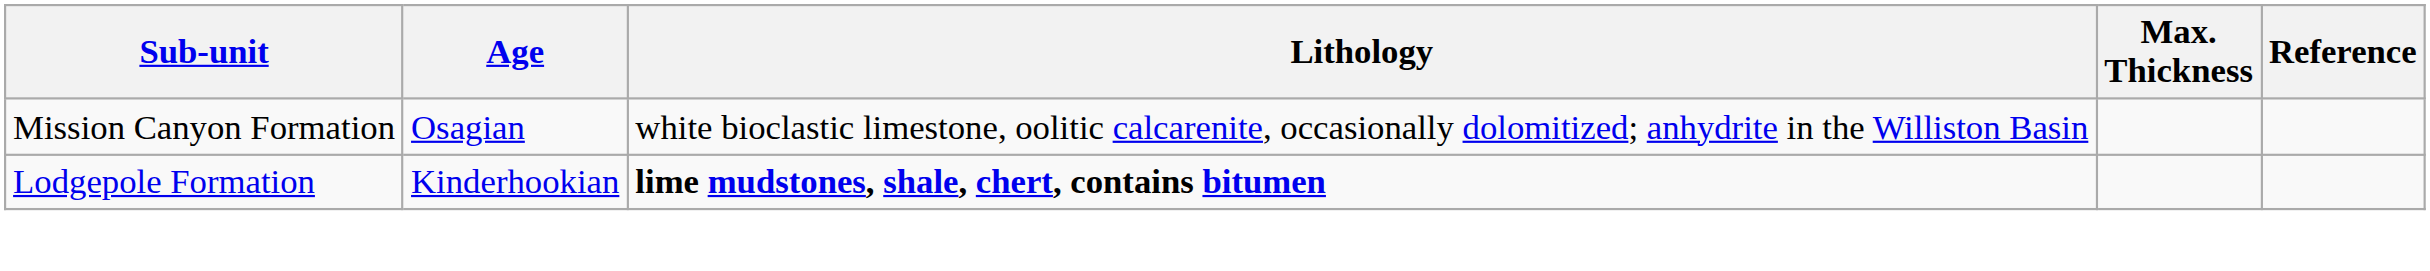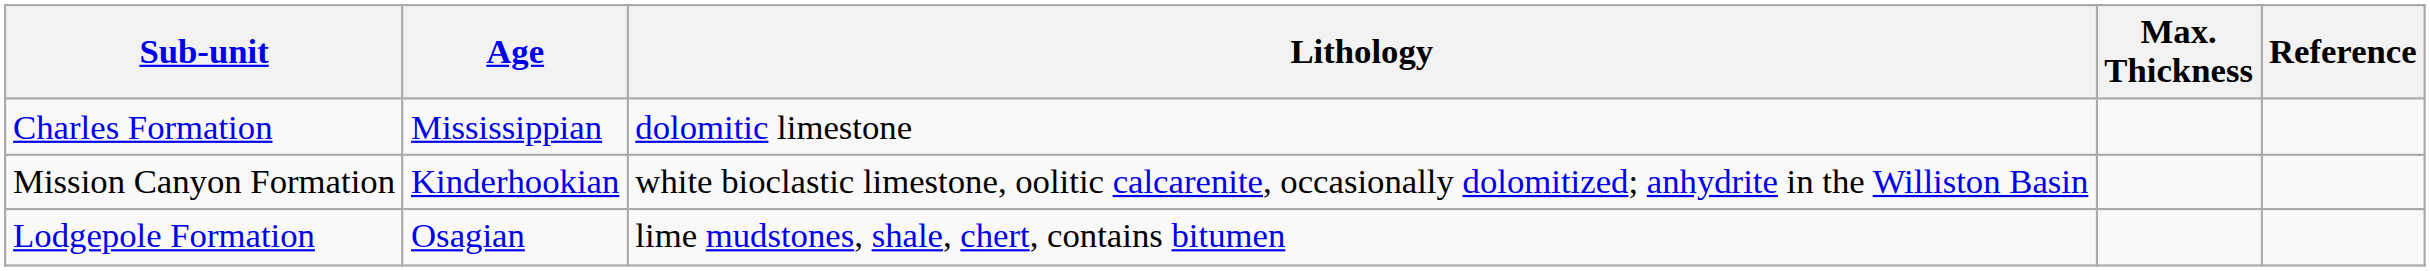+ row: (143, 126)
(468, 126) Osagian -> (515, 181) Kinderhookian
(515, 181) Kinderhookian -> (468, 236) Osagian
(981, 181) bold -> (960, 236) normal
